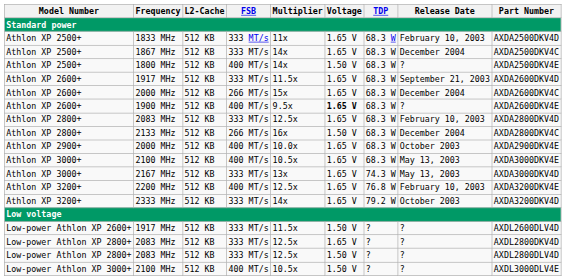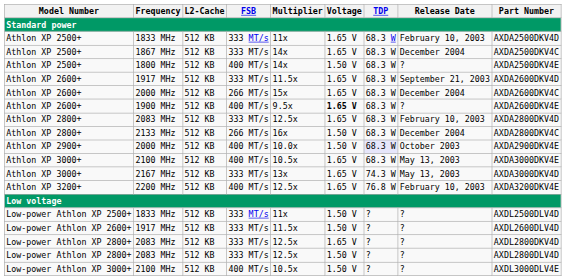(342, 147) 1.65 V -> (342, 147) 1.50 V
(381, 147) no background -> (381, 147) lavender background
- row: (44, 201)
+ row: (69, 214)
